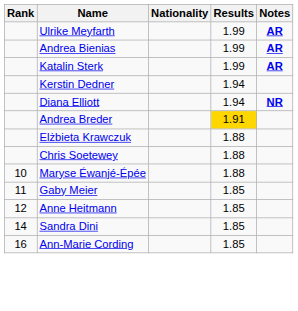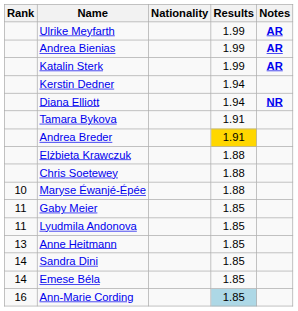+ row: (78, 119)
+ row: (88, 226)
(21, 208) 12 -> (21, 244) 13
+ row: (70, 279)
(234, 244) no background -> (234, 297) lightblue background
